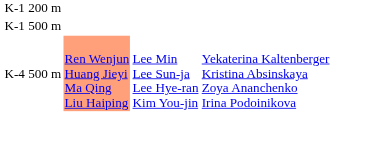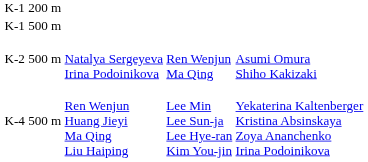+ row: (33, 58)
(97, 80) lightsalmon background -> (97, 128) no background
